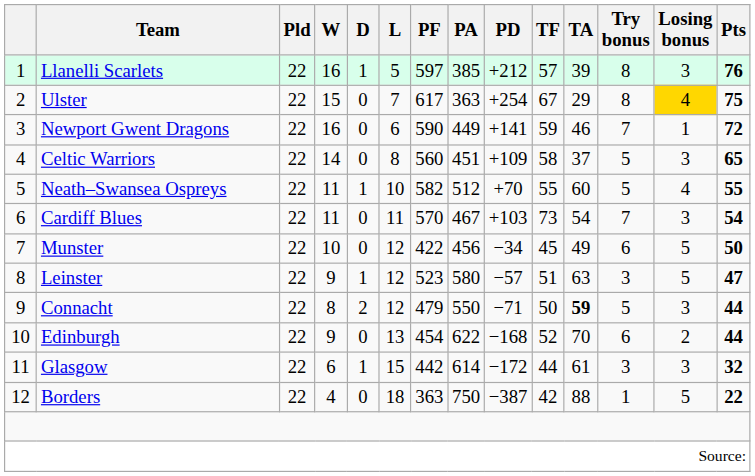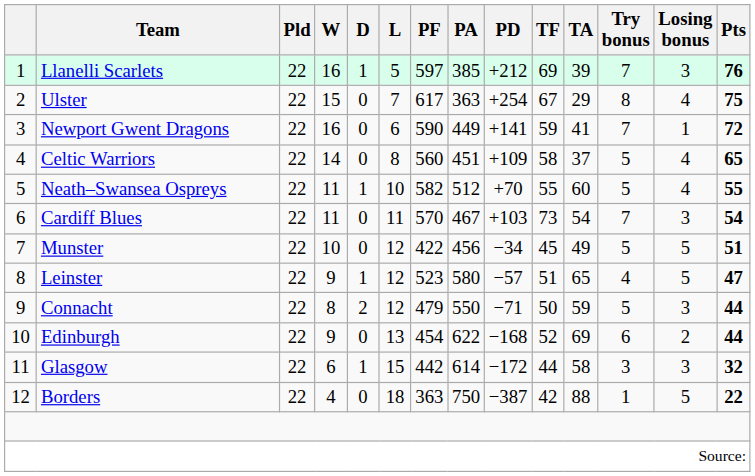(548, 70) 57 -> (548, 70) 69
(626, 70) 8 -> (626, 70) 7
(685, 99) gold background -> (685, 99) no background
(581, 129) 46 -> (581, 129) 41
(685, 159) 3 -> (685, 159) 4
(626, 248) 6 -> (626, 248) 5
(734, 248) 50 -> (734, 248) 51
(581, 277) 63 -> (581, 277) 65
(626, 277) 3 -> (626, 277) 4
(581, 307) bold -> (581, 307) normal
(581, 337) 70 -> (581, 337) 69
(581, 366) 61 -> (581, 366) 58
